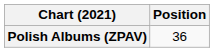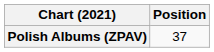(180, 36) 36 -> (180, 36) 37
